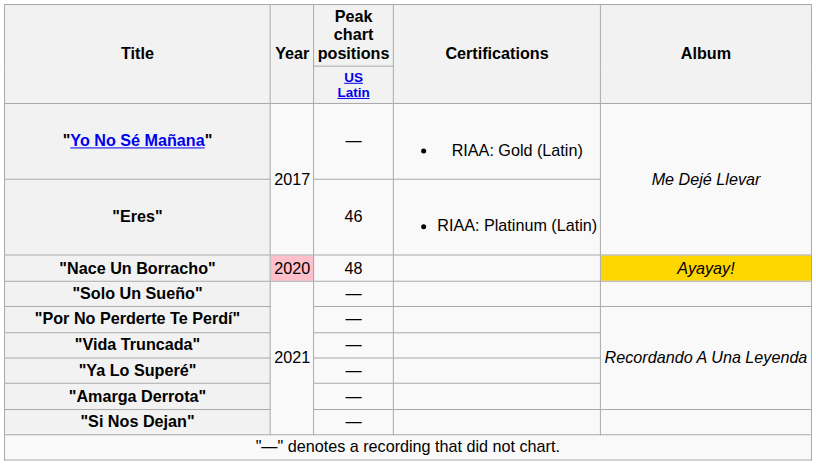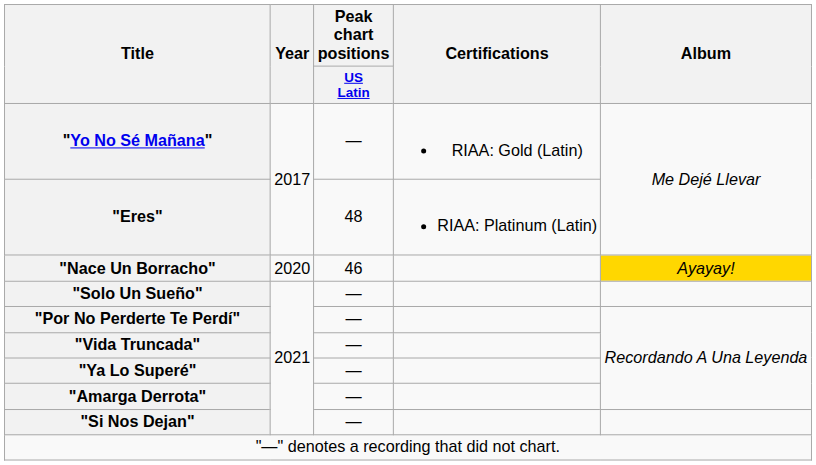(354, 217) 46 -> (354, 217) 48
(292, 268) pink background -> (292, 268) no background
(354, 268) 48 -> (354, 268) 46
